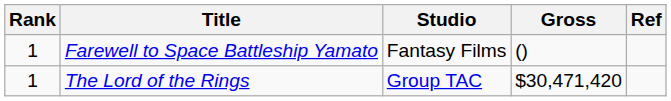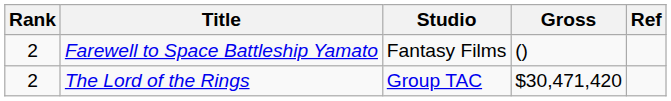(33, 50) 1 -> (33, 50) 2
(33, 80) 1 -> (33, 80) 2
